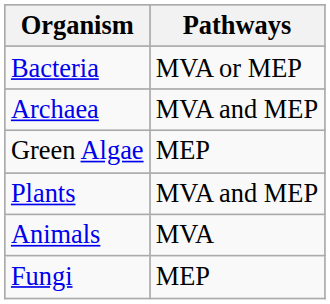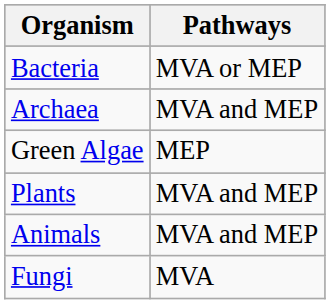(185, 234) MVA -> (237, 234) MVA and MEP
(183, 276) MEP -> (185, 276) MVA
